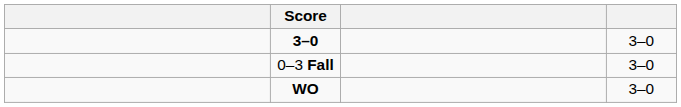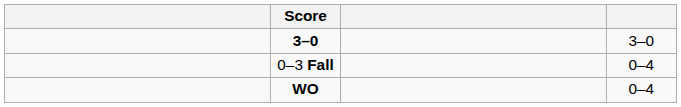(641, 65) 3–0 -> (641, 65) 0–4
(641, 89) 3–0 -> (641, 89) 0–4
